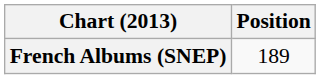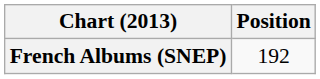(274, 55) 189 -> (274, 55) 192
